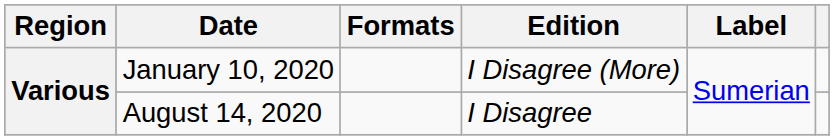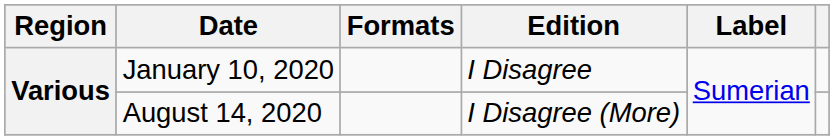(574, 69) I Disagree (More) -> (530, 69) I Disagree
(530, 112) I Disagree -> (574, 112) I Disagree (More)
